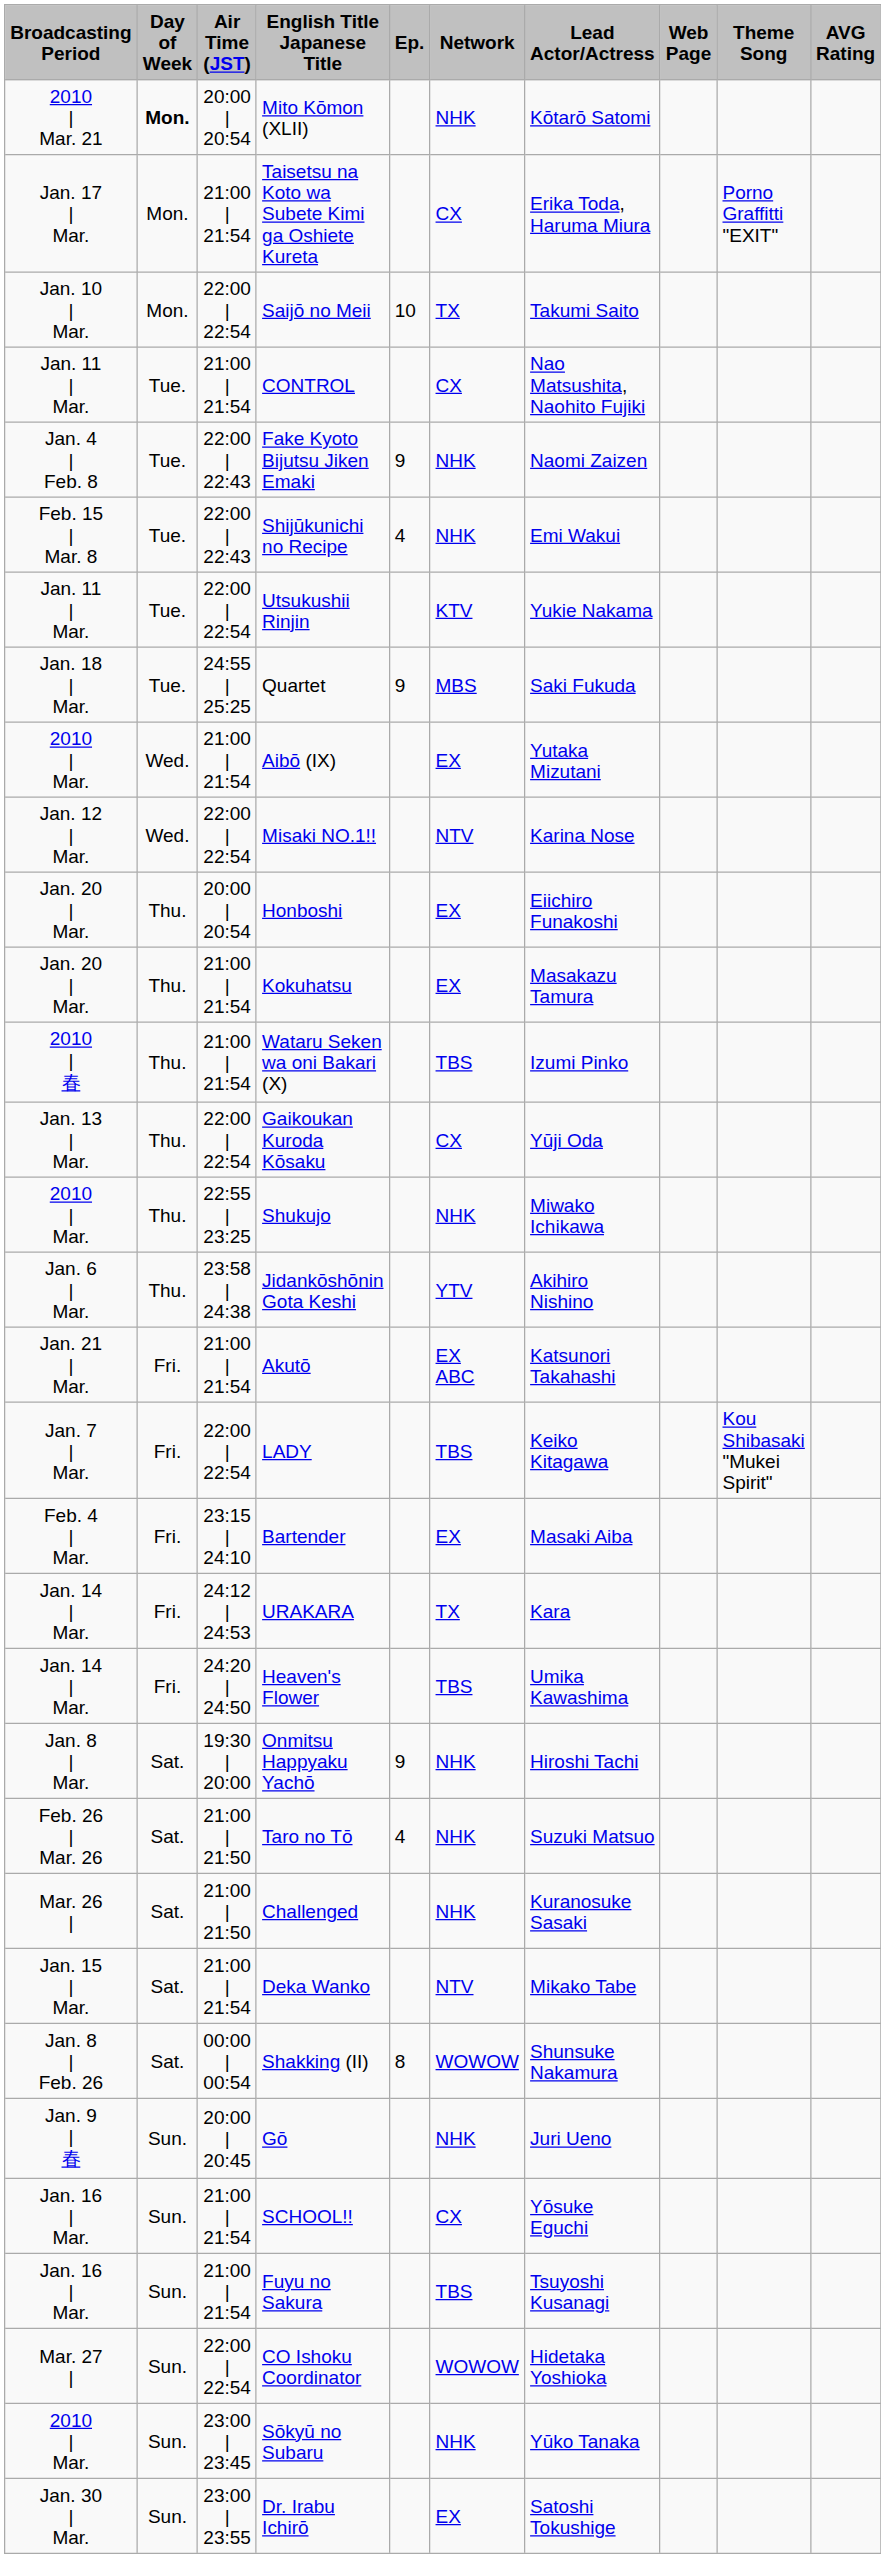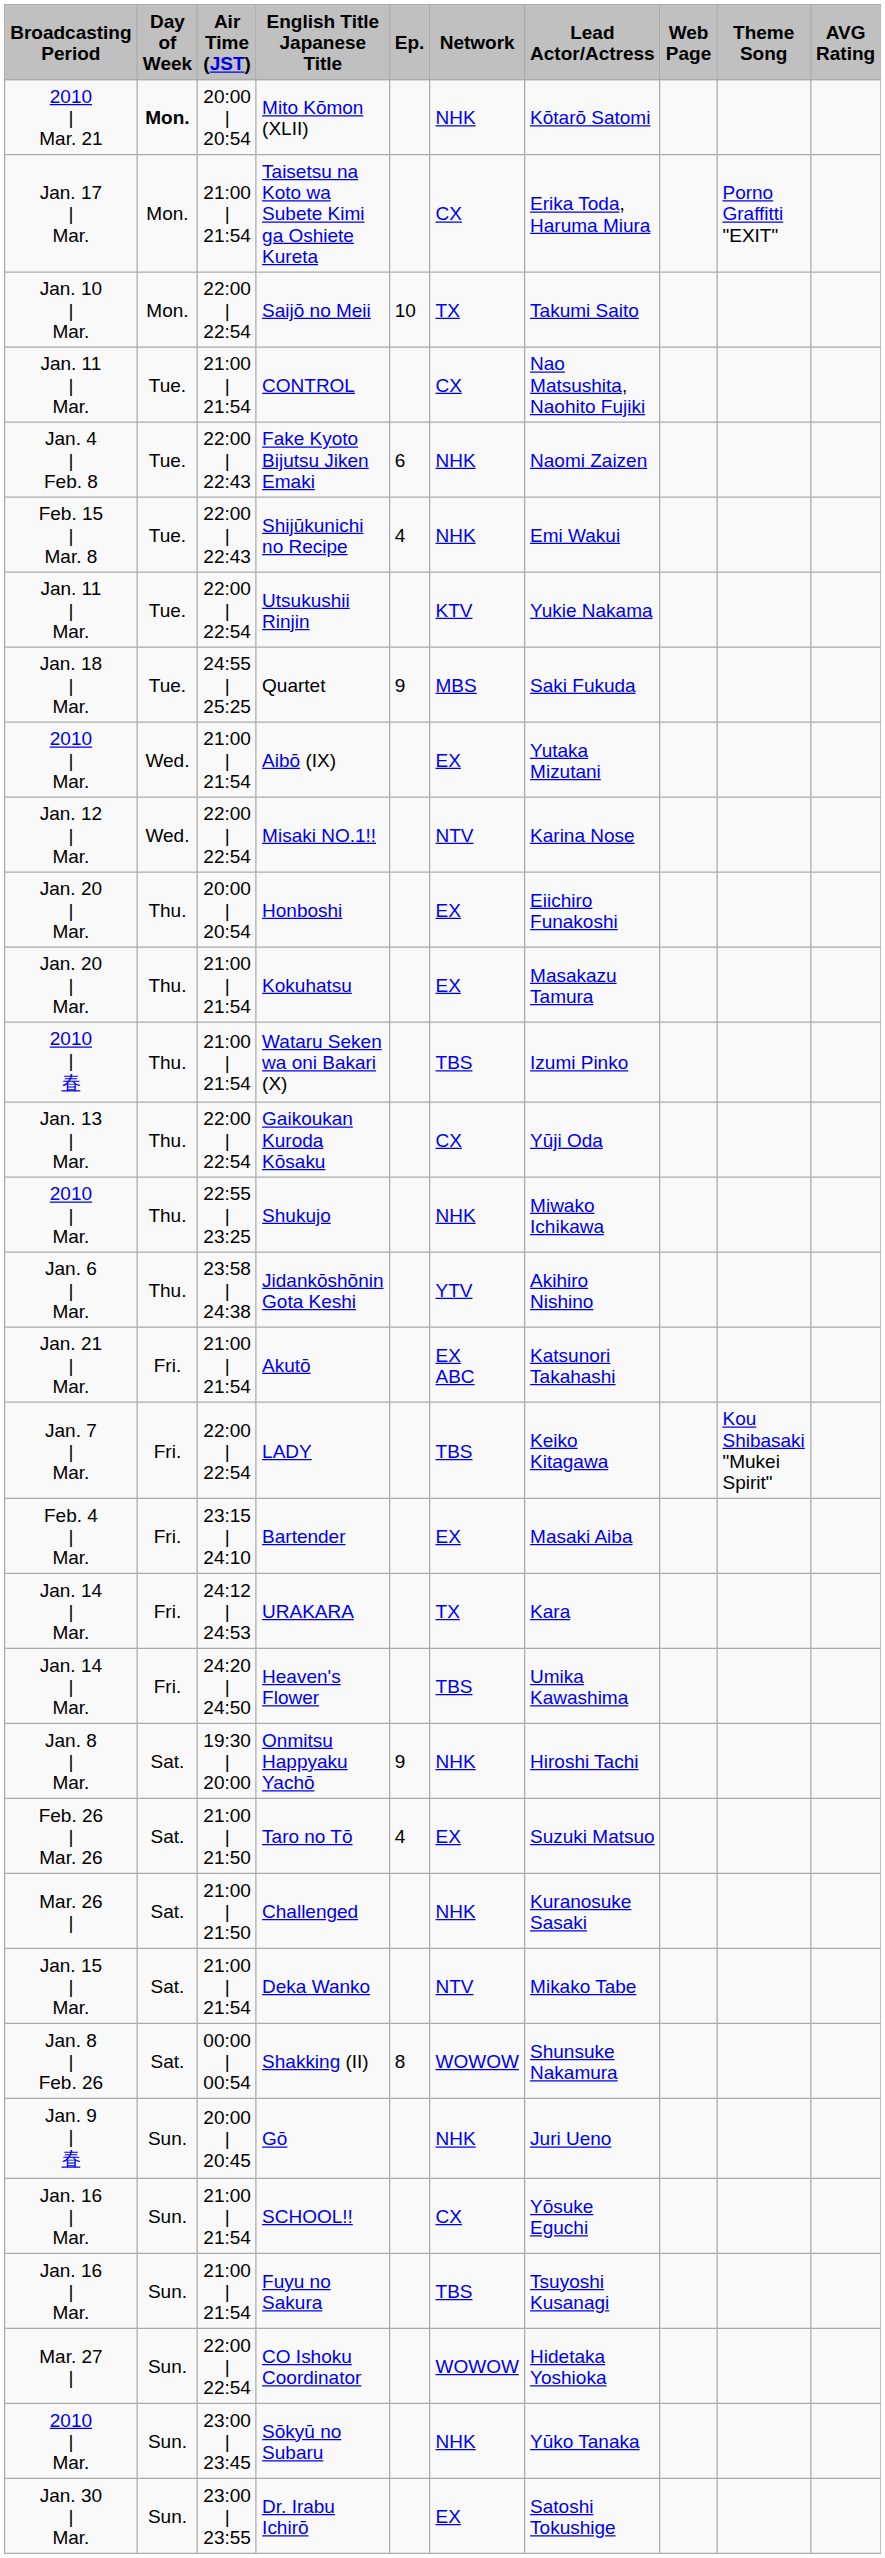(400, 460) 9 -> (400, 460) 6
(456, 1836) NHK -> (448, 1836) EX
